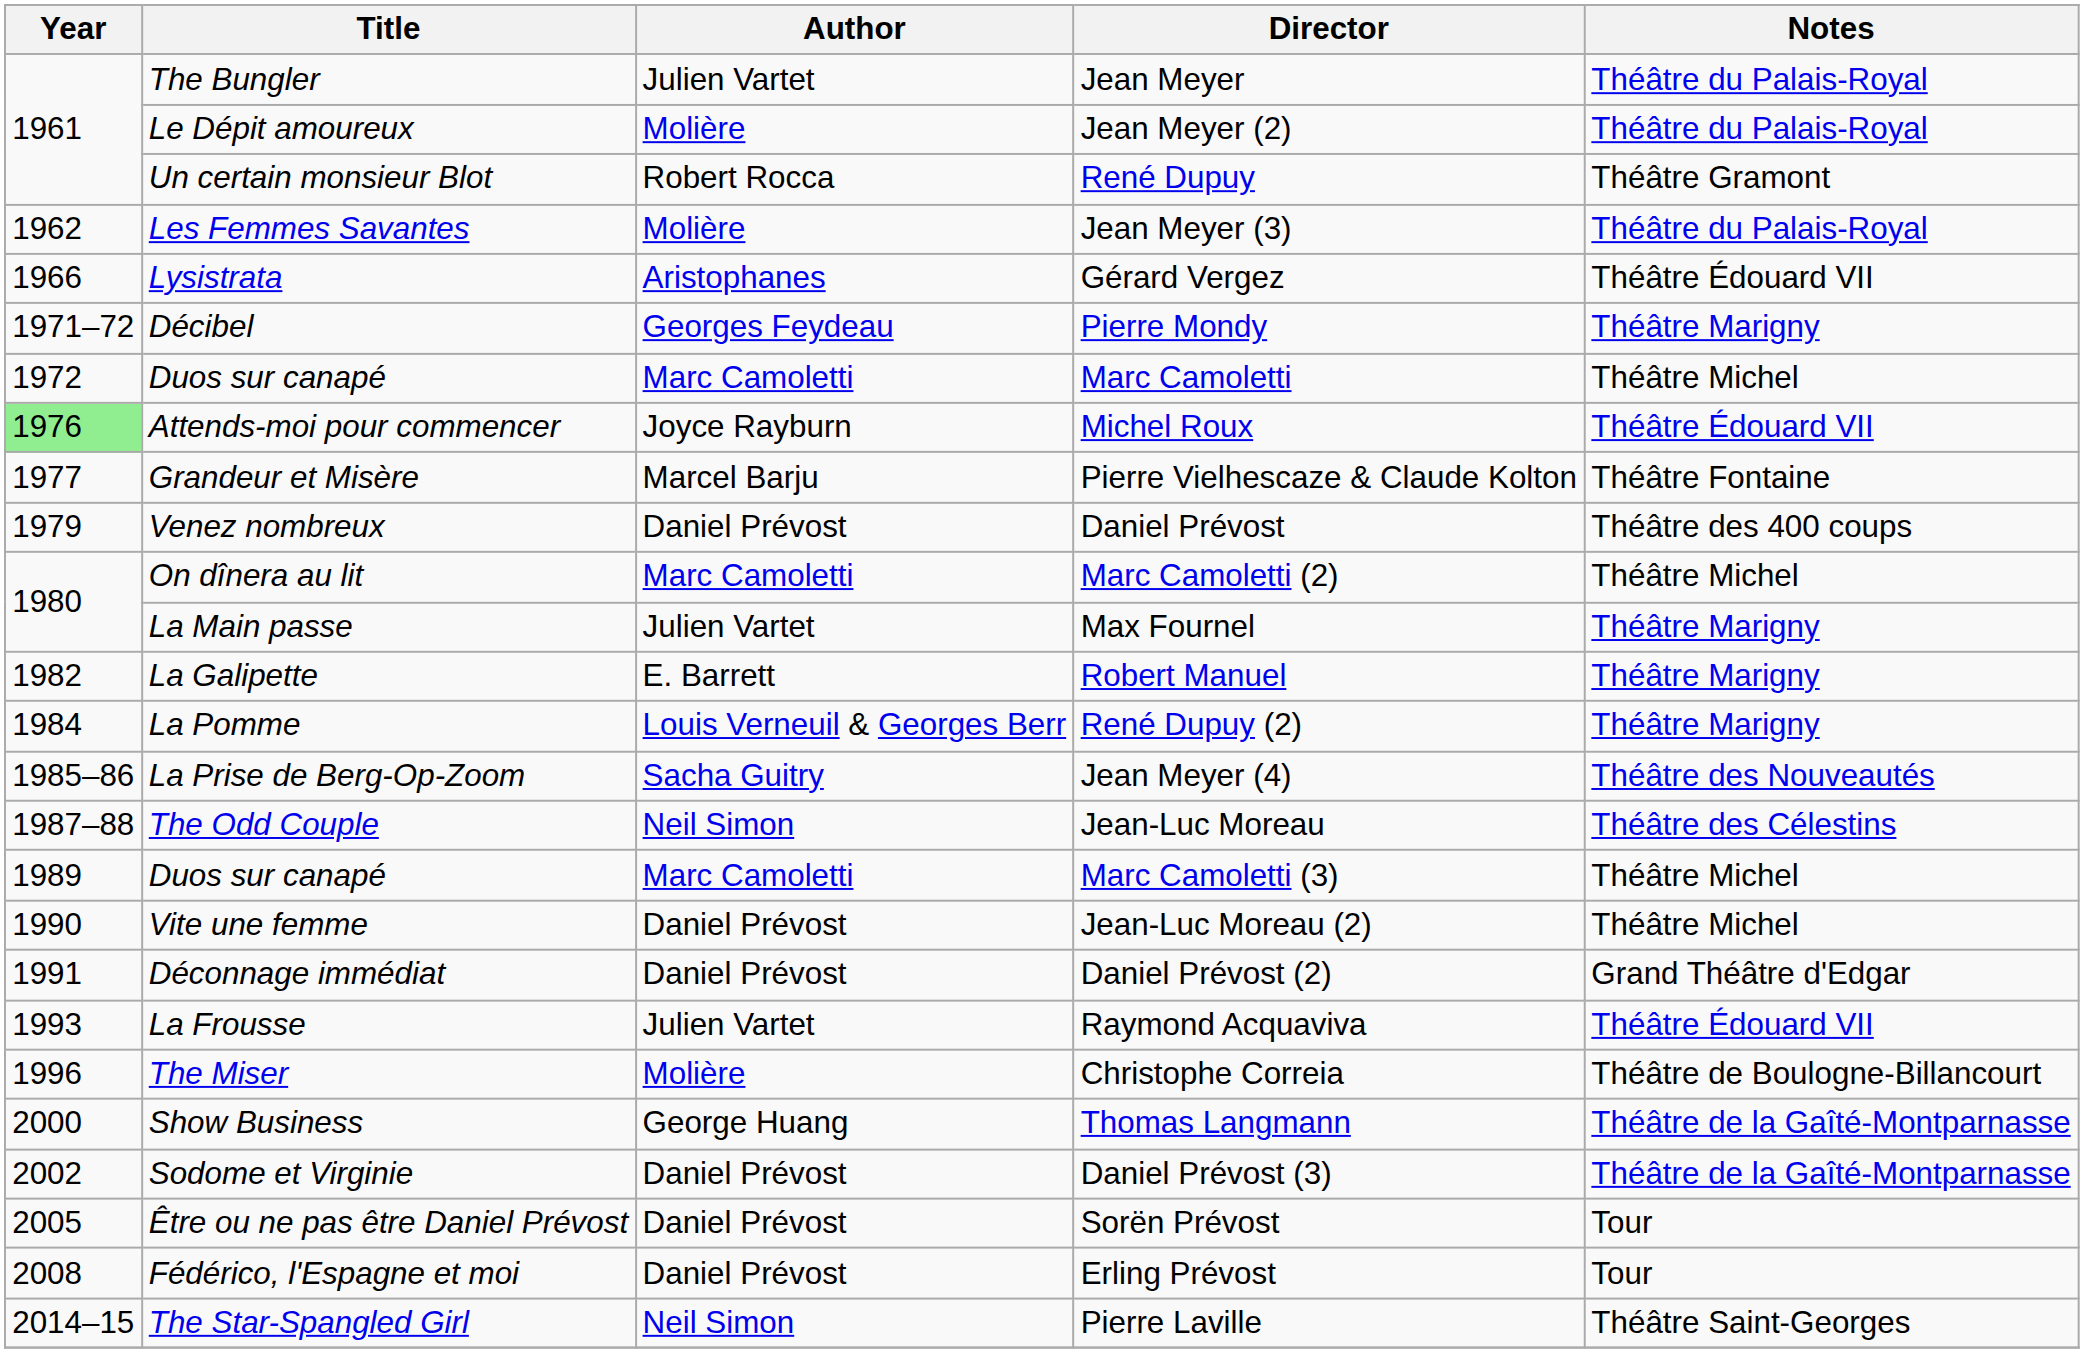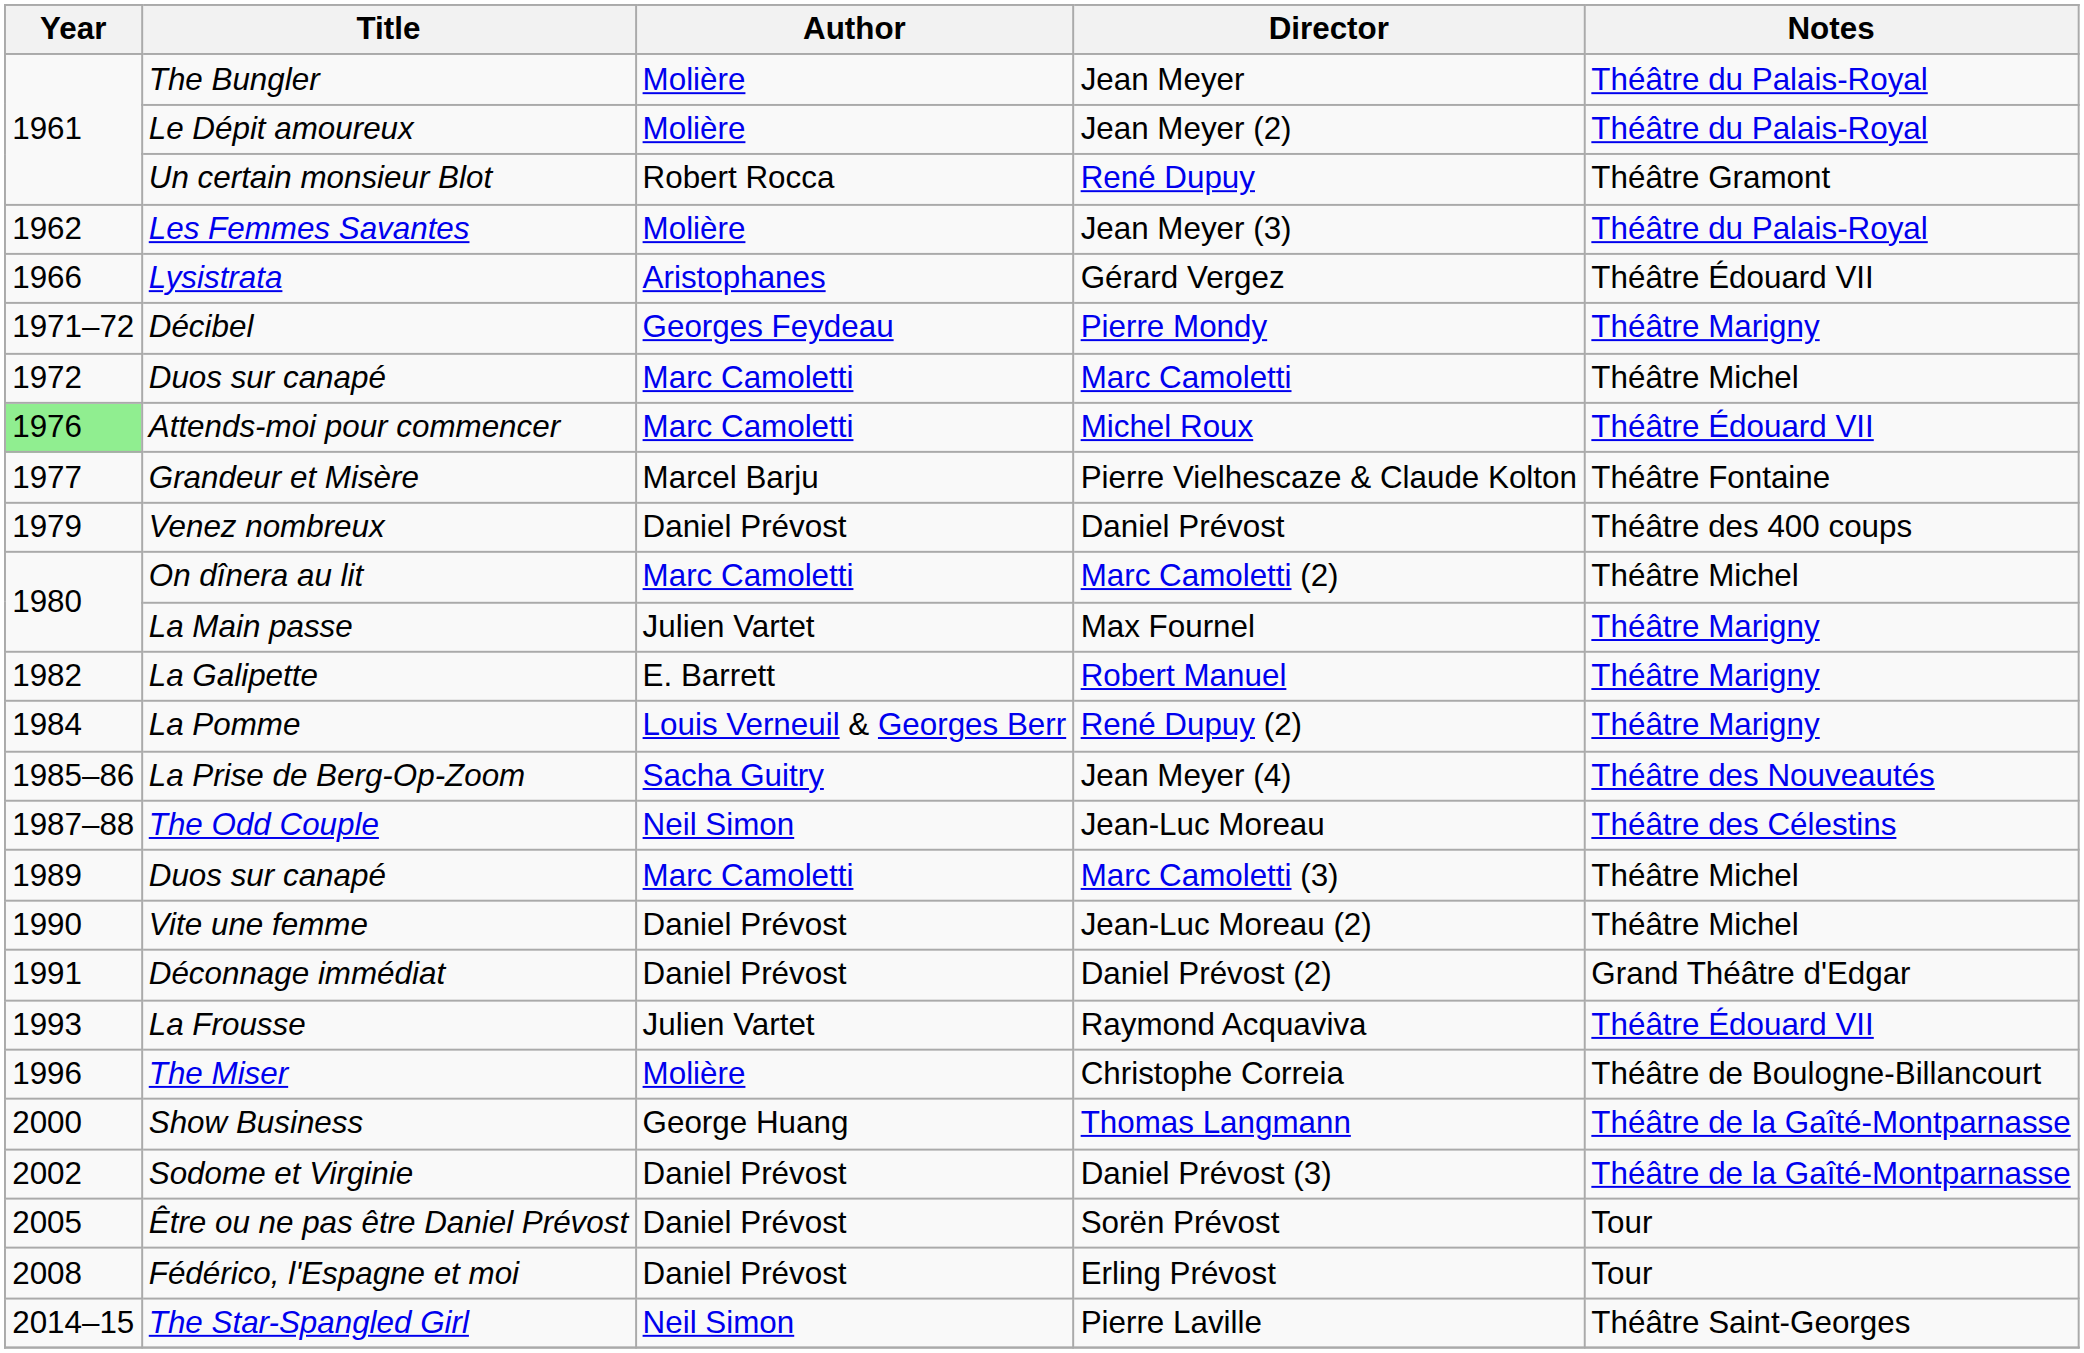(729, 79) Julien Vartet -> (694, 79) Molière
(747, 427) Joyce Rayburn -> (748, 427) Marc Camoletti
